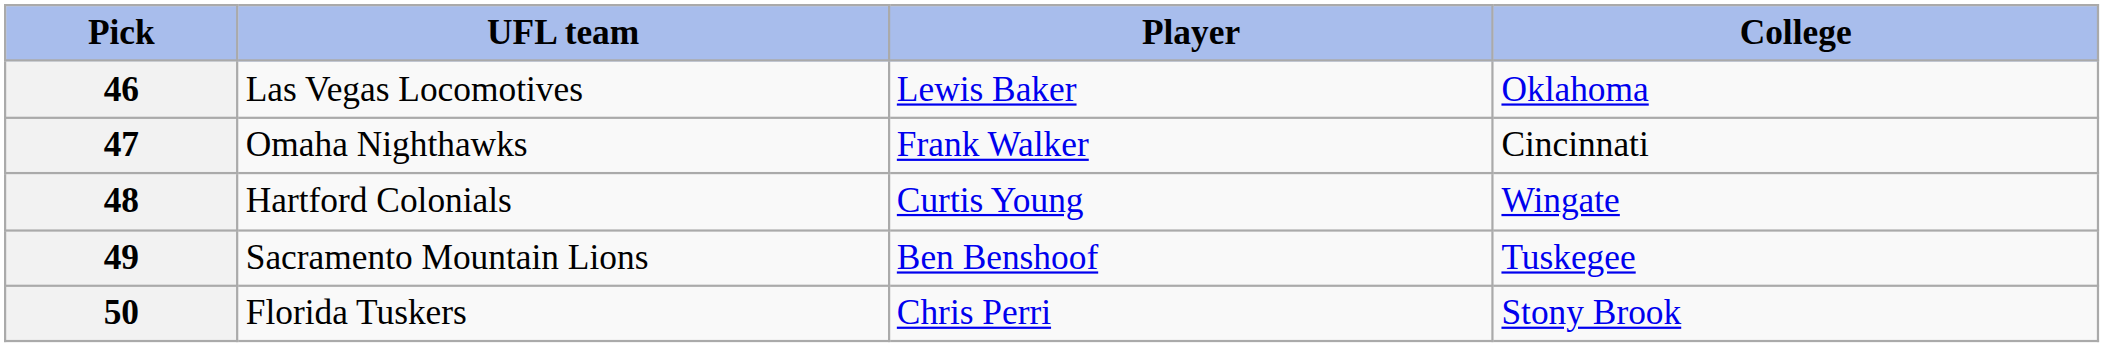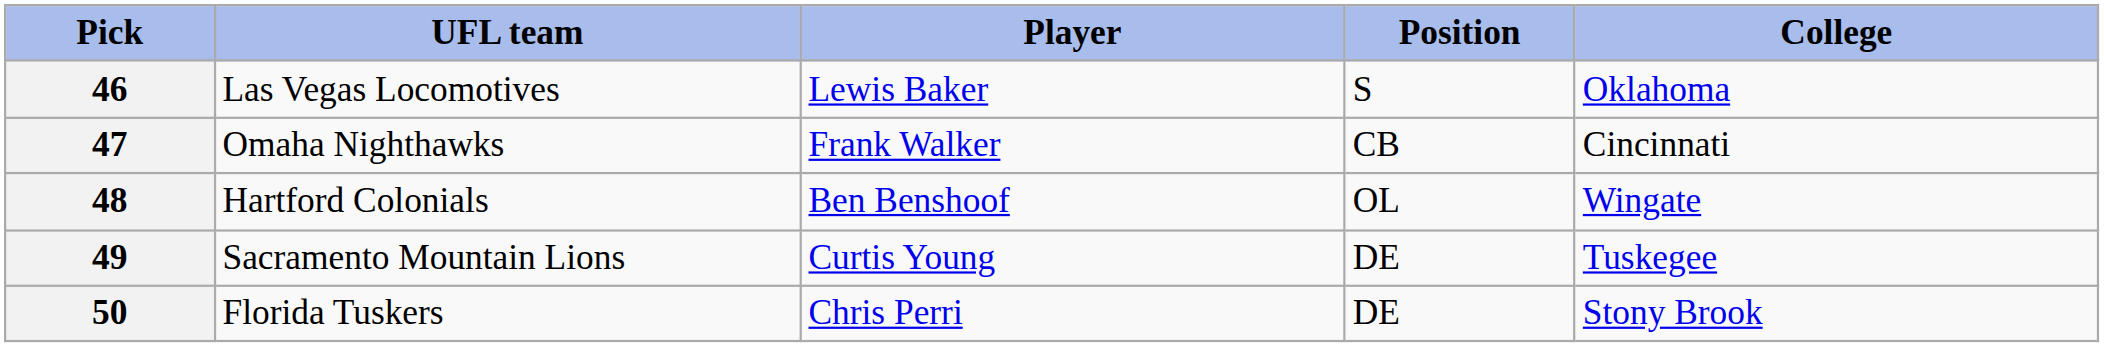+ column: (1460, 32)
(990, 200) Curtis Young -> (909, 200) Ben Benshoof
(998, 256) Ben Benshoof -> (902, 256) Curtis Young
